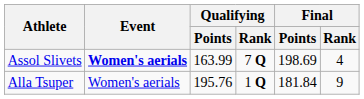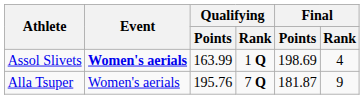(255, 60) 7 Q -> (255, 60) 1 Q
(255, 82) 1 Q -> (255, 82) 7 Q
(297, 82) 181.84 -> (297, 82) 181.87
